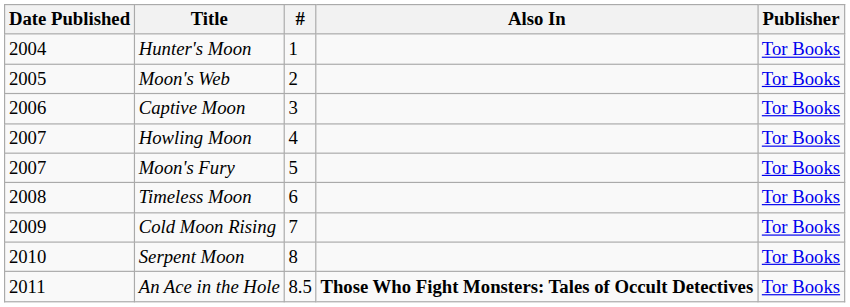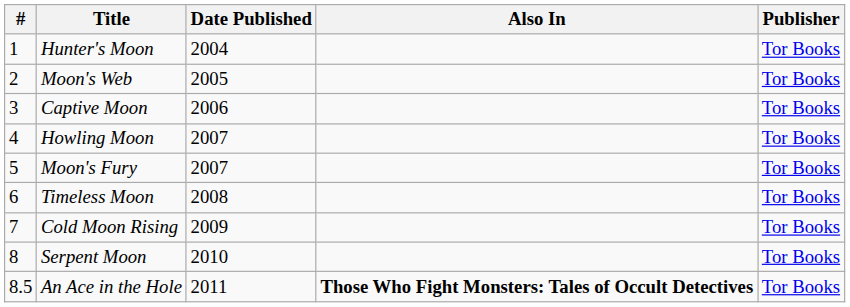columns swapped: (300, 19) <-> (69, 19)
